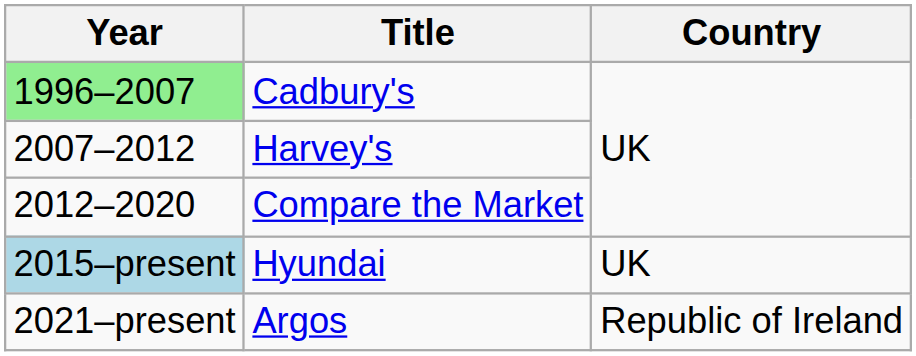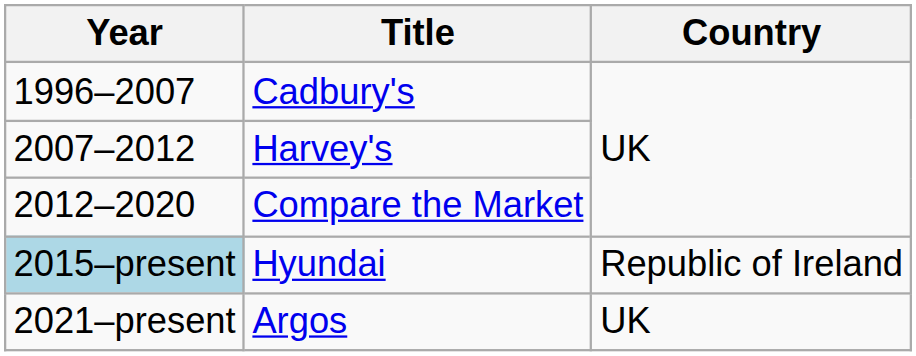(104, 90) lightgreen background -> (104, 90) no background
(625, 263) UK -> (752, 263) Republic of Ireland
(752, 321) Republic of Ireland -> (625, 321) UK
